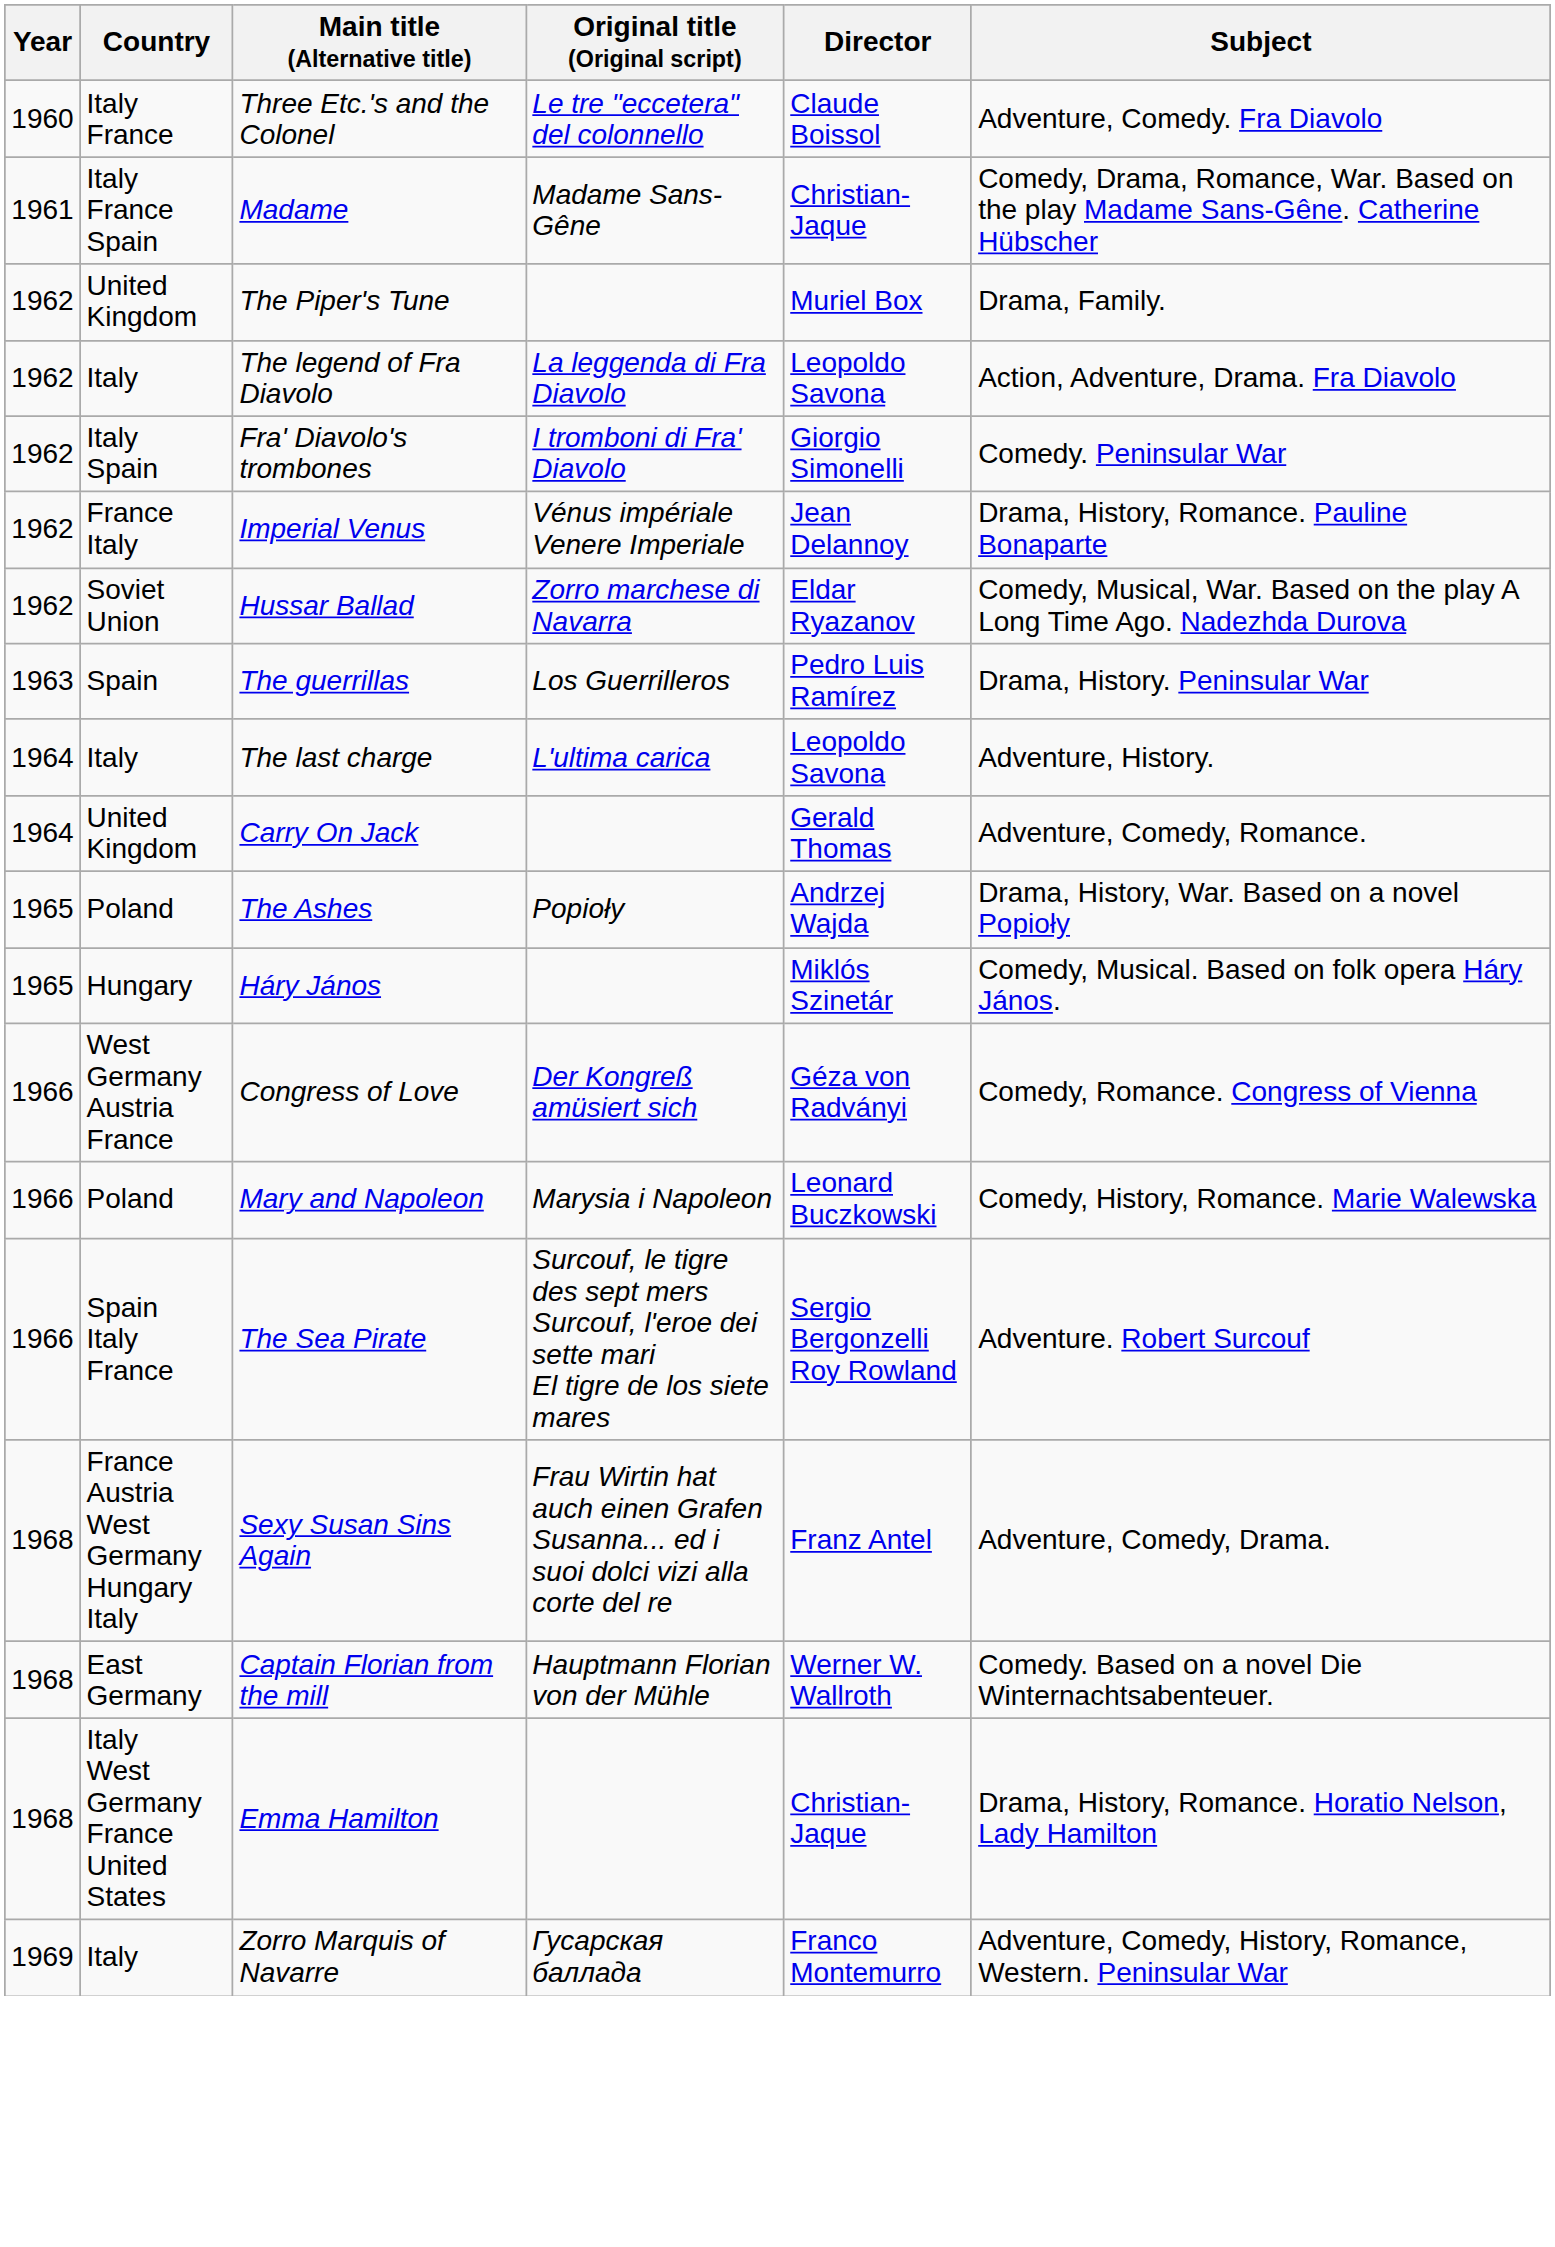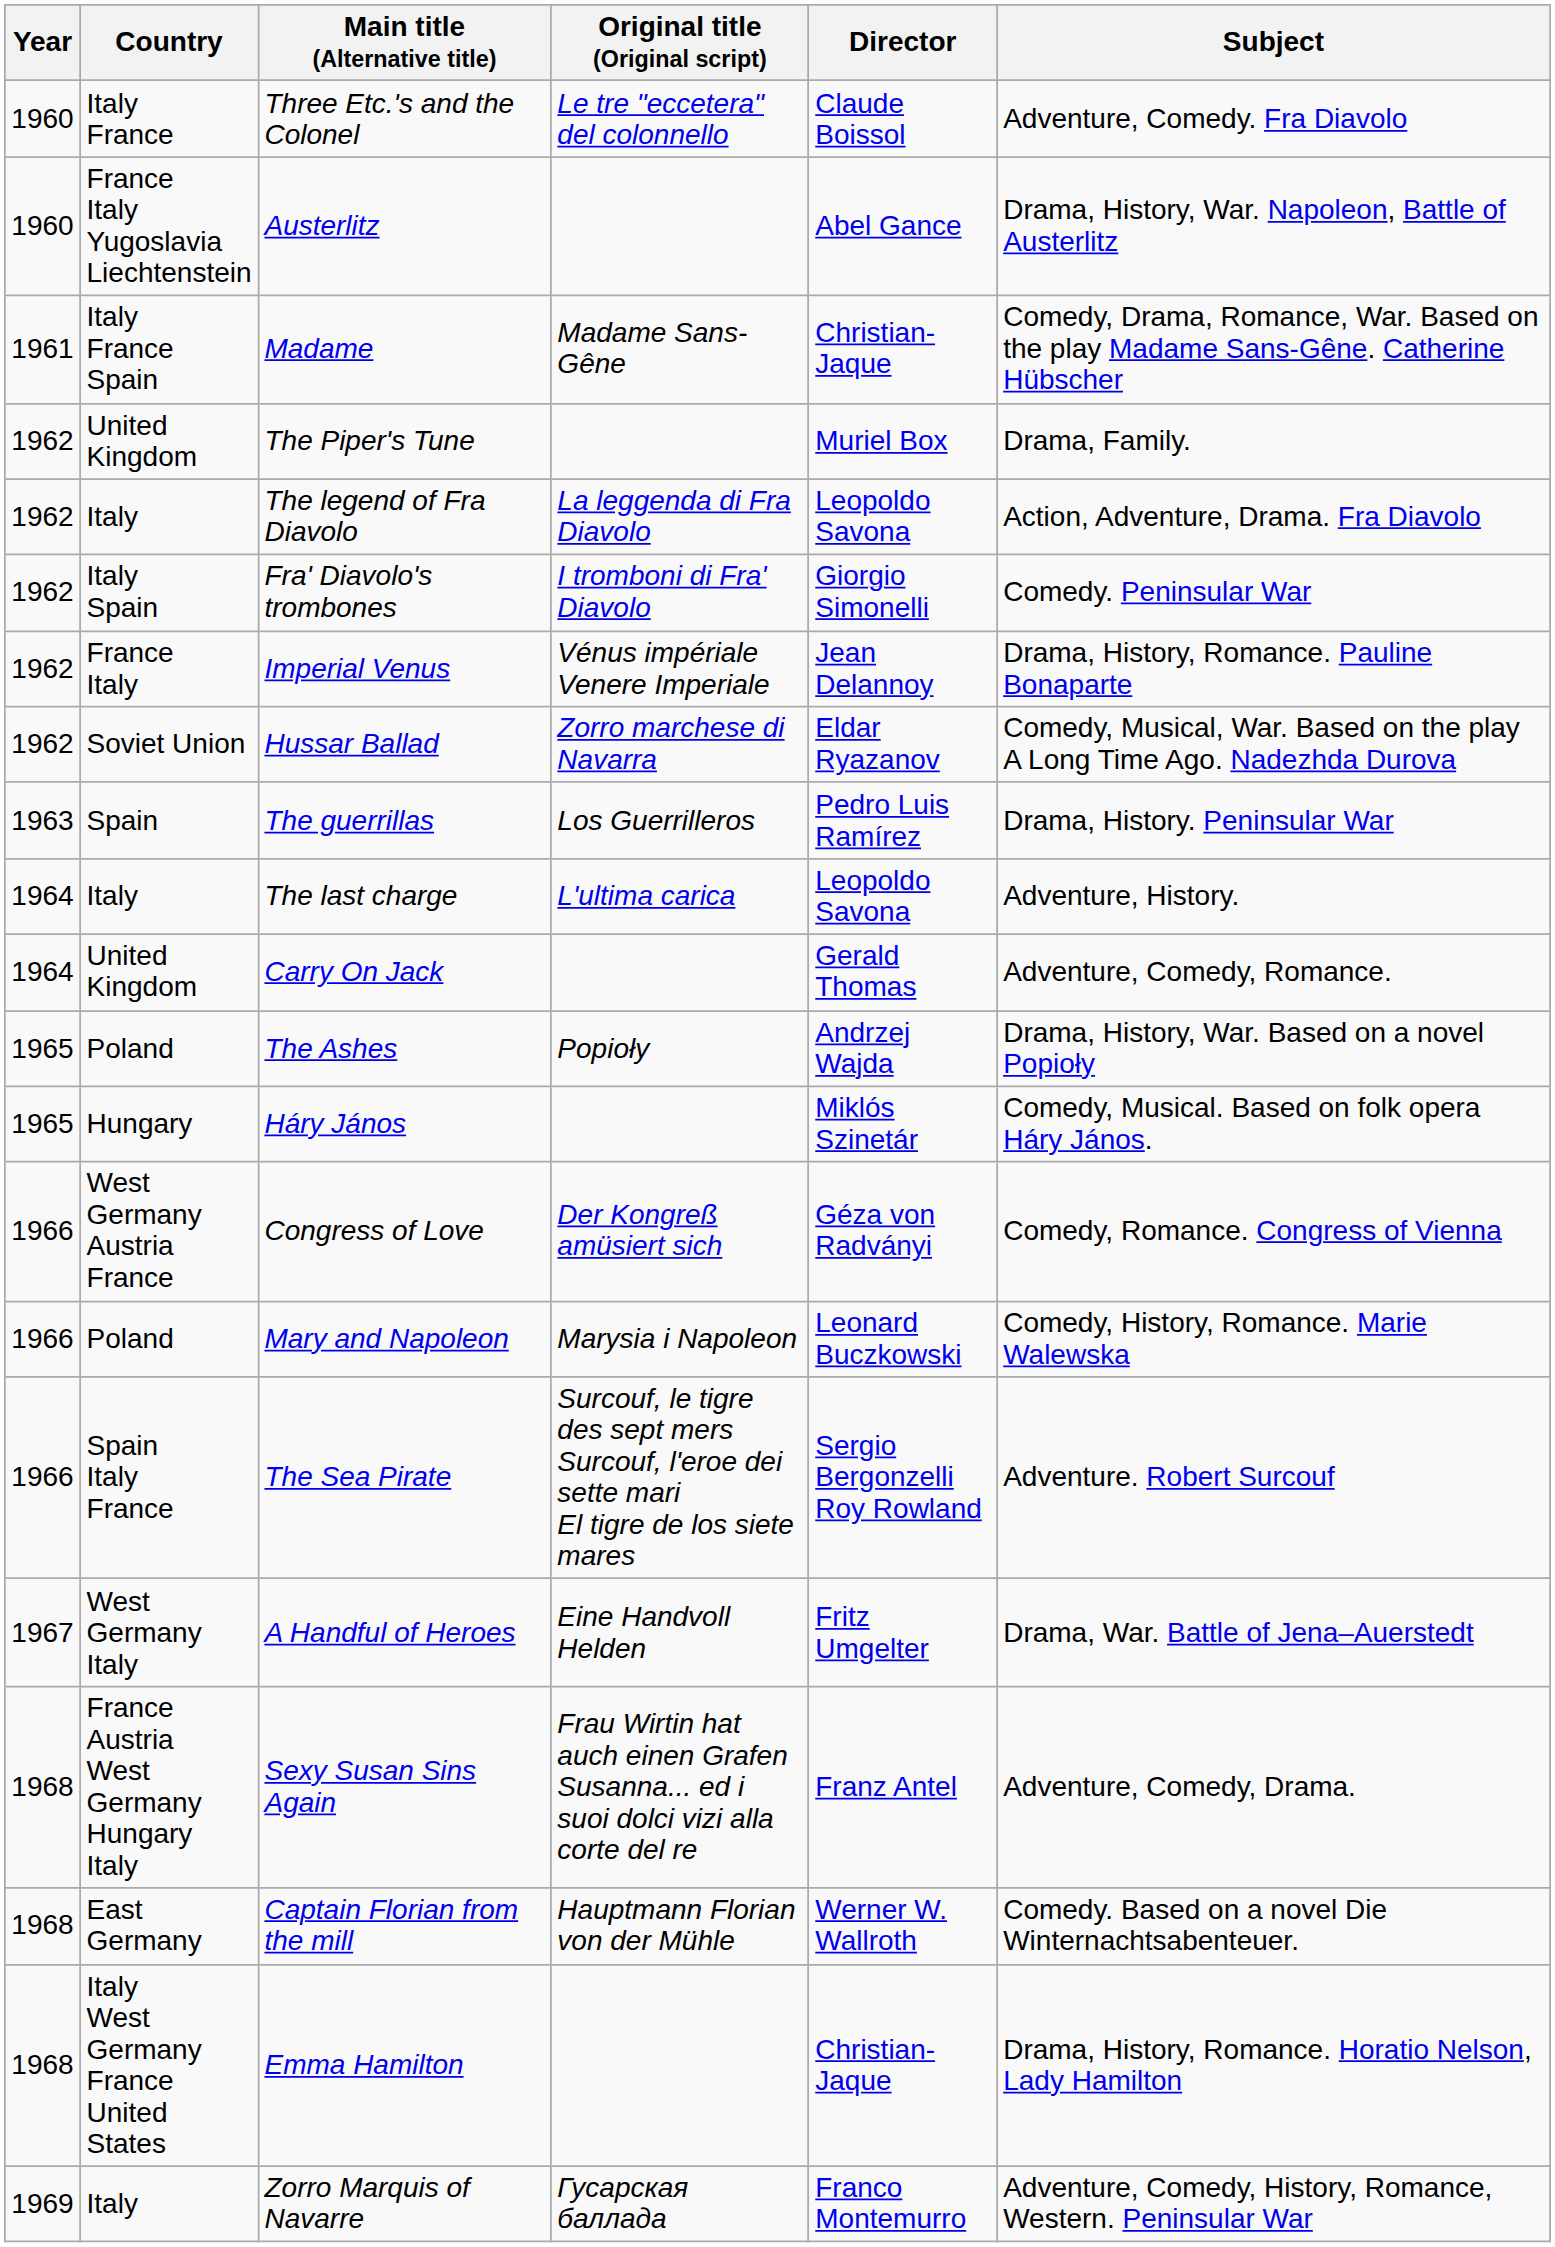+ row: (322, 225)
+ row: (390, 1632)
